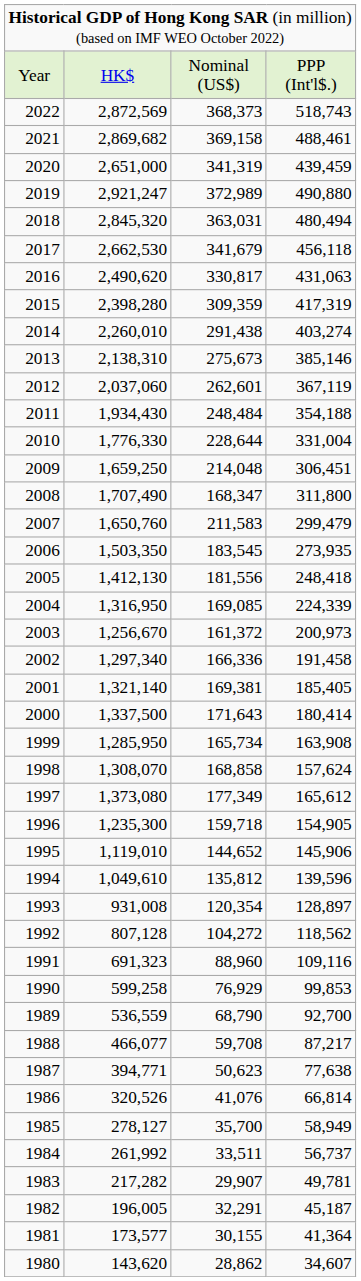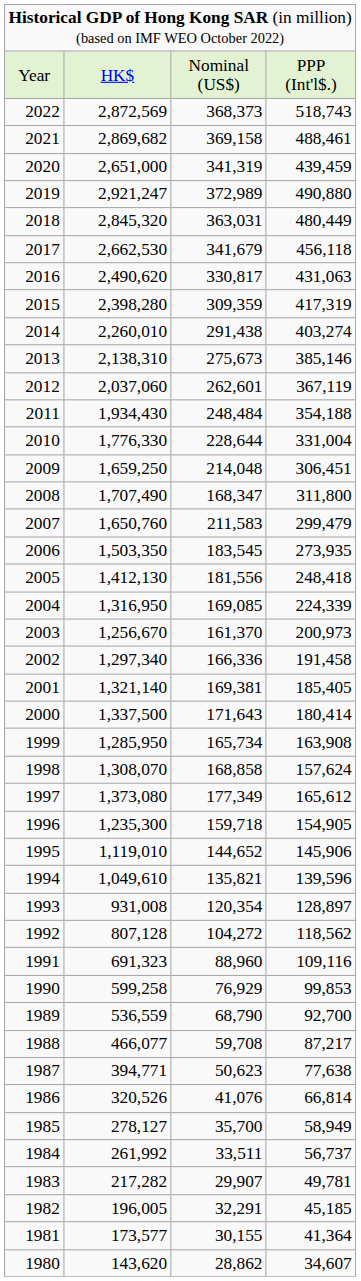(324, 221) 480,494 -> (324, 221) 480,449
(234, 632) 161,372 -> (234, 632) 161,370
(234, 879) 135,812 -> (234, 879) 135,821
(328, 1208) 45,187 -> (328, 1208) 45,185
